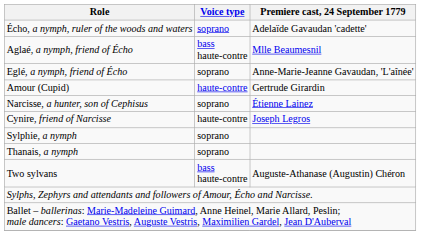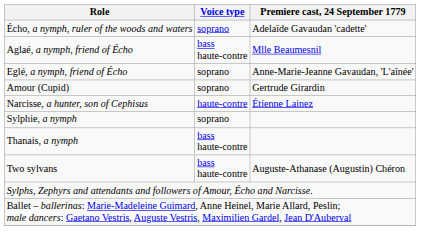(222, 87) haute-contre -> (213, 87) soprano
(213, 103) soprano -> (222, 103) haute-contre
- row: (59, 119)
(213, 151) soprano -> (222, 141) bass haute-contre
